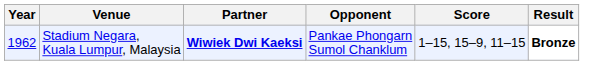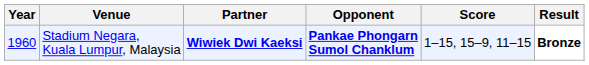(22, 43) 1962 -> (22, 43) 1960
(360, 43) normal -> (363, 43) bold
